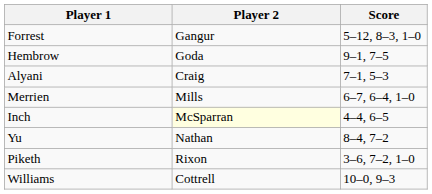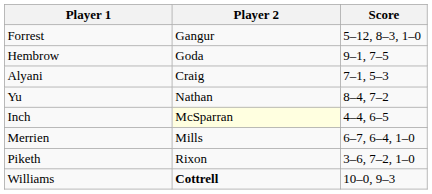rows swapped: (28, 96) <-> (15, 138)
(195, 179) normal -> (197, 179) bold
